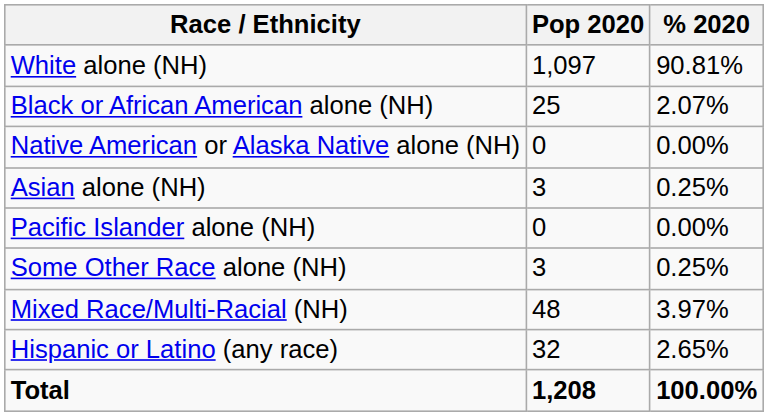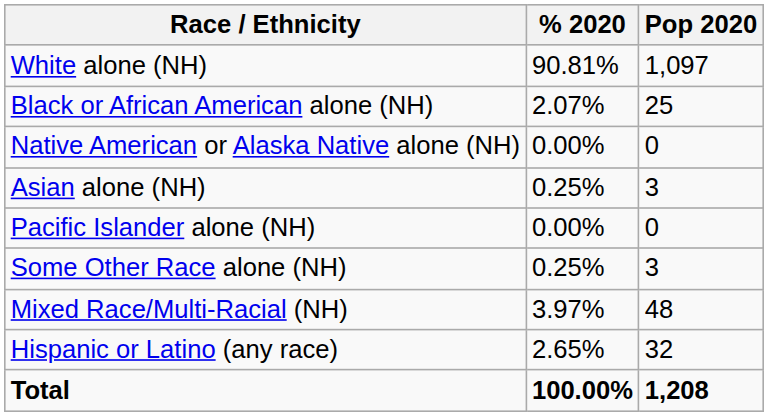columns swapped: (588, 24) <-> (707, 24)
